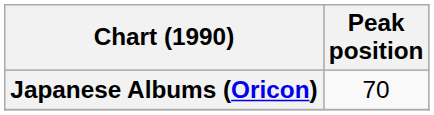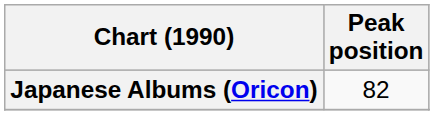(376, 89) 70 -> (376, 89) 82
